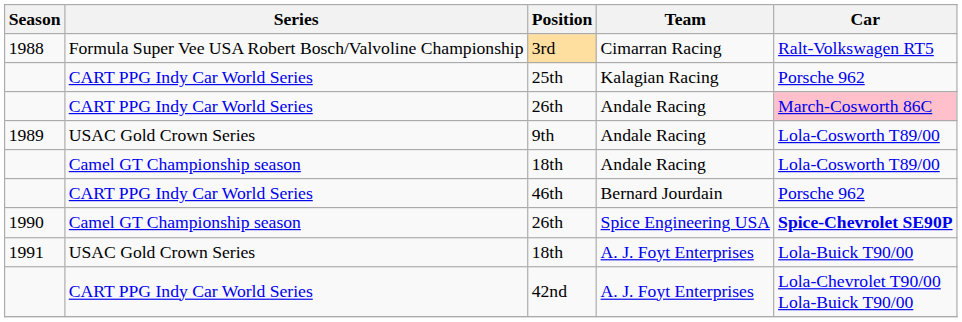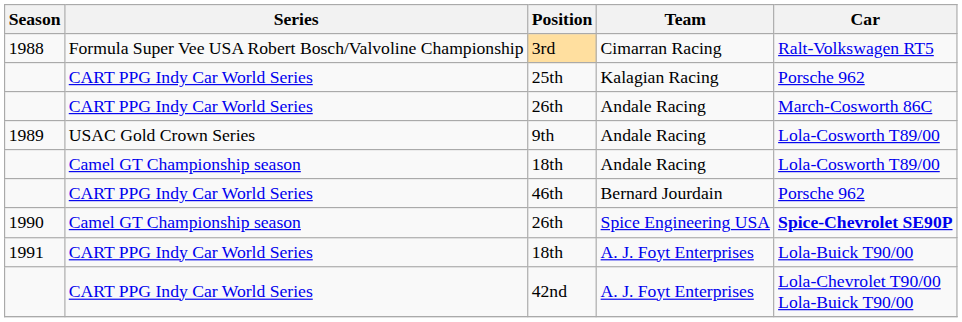(855, 106) pink background -> (855, 106) no background
(162, 251) USAC Gold Crown Series -> (191, 251) CART PPG Indy Car World Series
